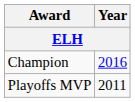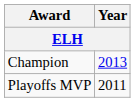(113, 62) 2016 -> (113, 62) 2013
